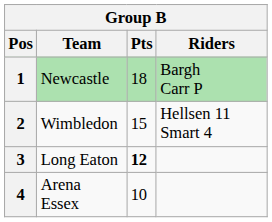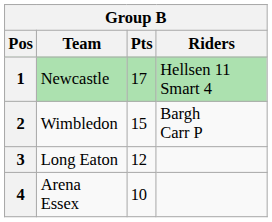(139, 79) 18 -> (139, 79) 17
(181, 79) Bargh Carr P -> (195, 79) Hellsen 11 Smart 4
(195, 123) Hellsen 11 Smart 4 -> (181, 123) Bargh Carr P
(139, 159) bold -> (139, 159) normal
